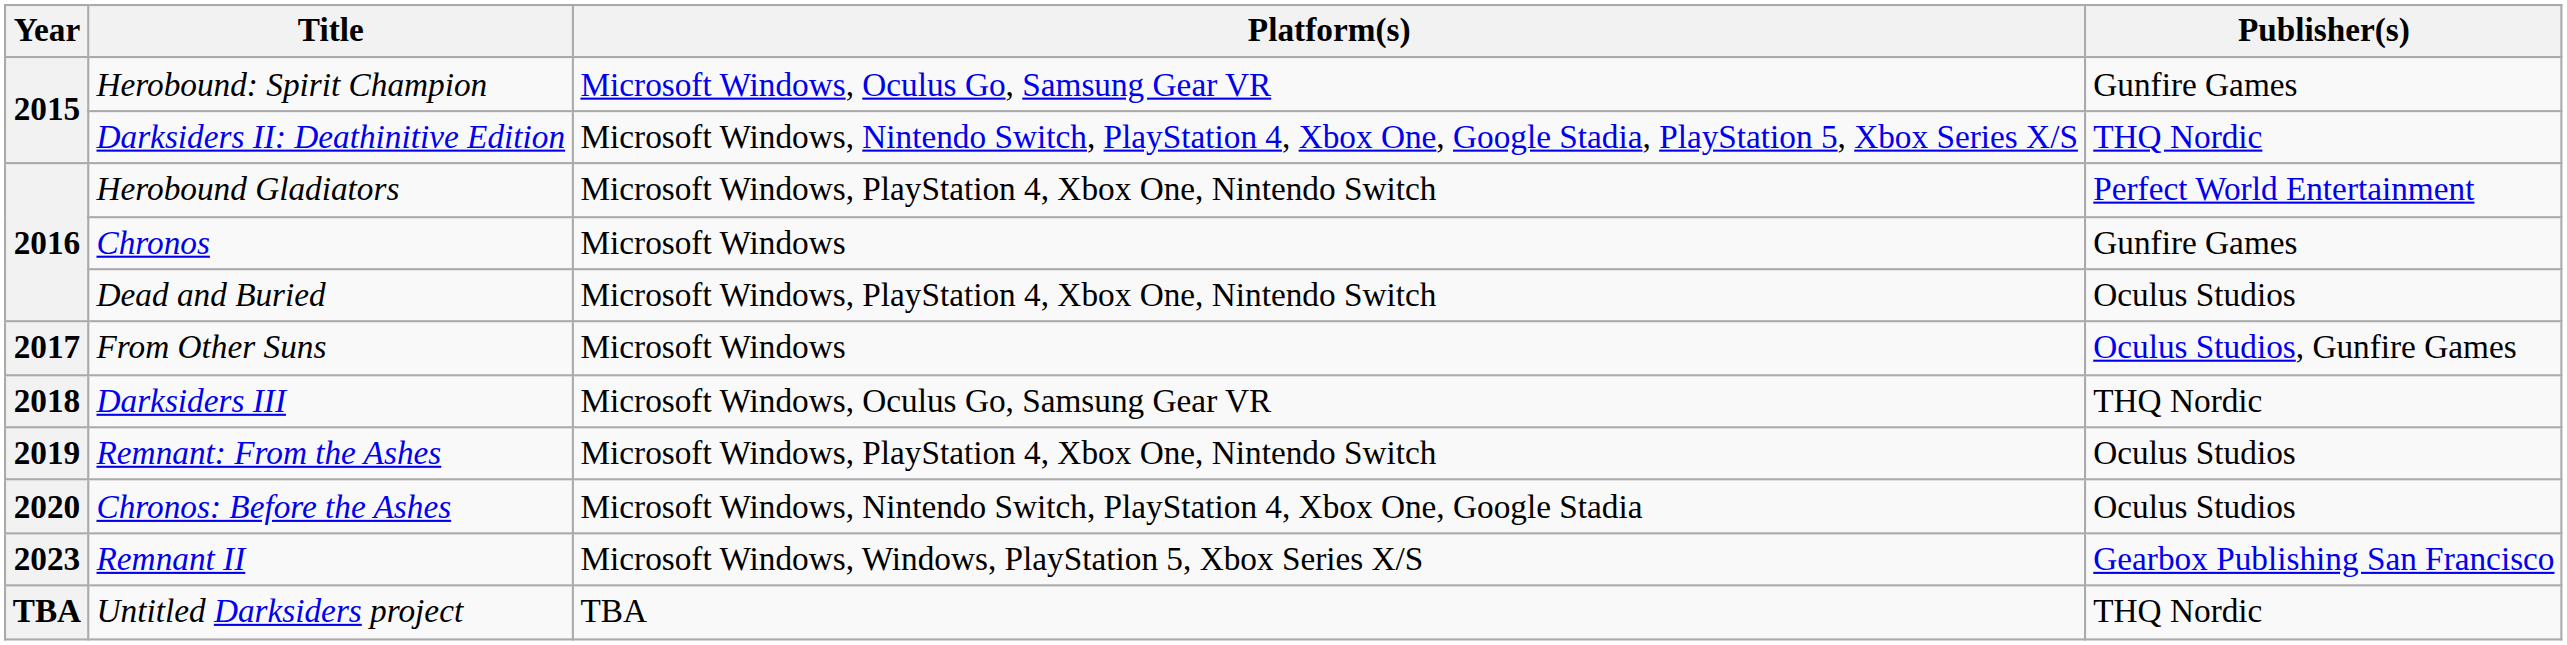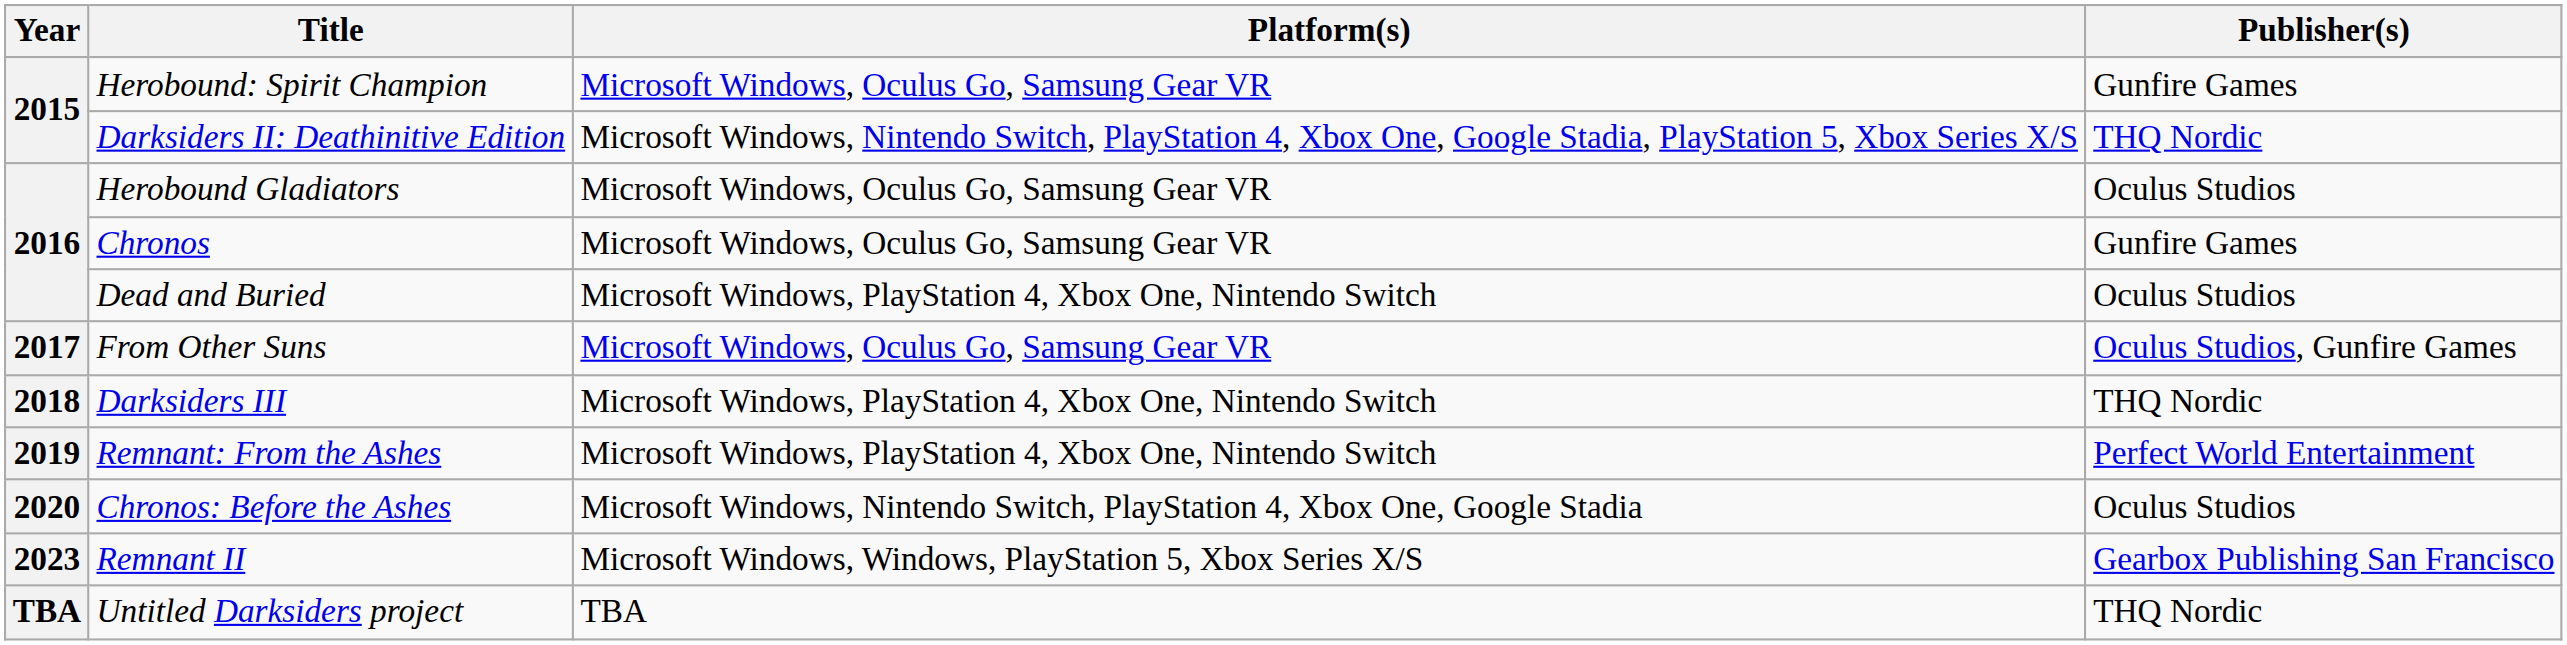(1008, 189) Microsoft Windows, PlayStation 4, Xbox One, Nintendo Switch -> (926, 189) Microsoft Windows, Oculus Go, Samsung Gear VR
(2284, 189) Perfect World Entertainment -> (2194, 189) Oculus Studios
(713, 242) Microsoft Windows -> (926, 242) Microsoft Windows, Oculus Go, Samsung Gear VR
(713, 347) Microsoft Windows -> (926, 347) Microsoft Windows, Oculus Go, Samsung Gear VR
(926, 400) Microsoft Windows, Oculus Go, Samsung Gear VR -> (1008, 400) Microsoft Windows, PlayStation 4, Xbox One, Nintendo Switch
(2194, 453) Oculus Studios -> (2284, 453) Perfect World Entertainment
